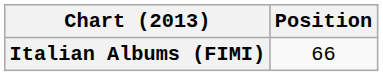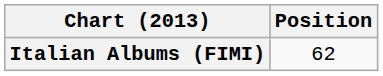(324, 54) 66 -> (324, 54) 62
